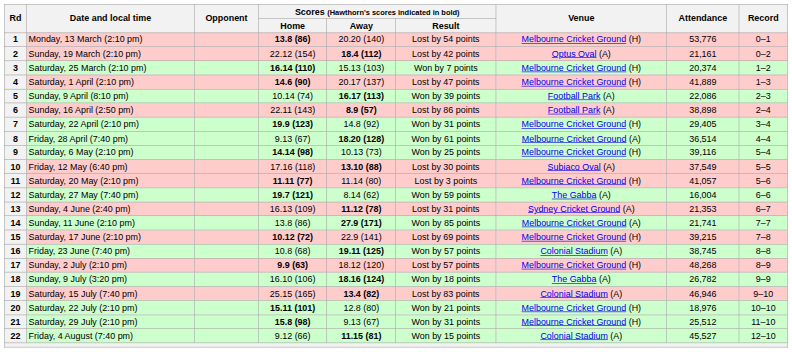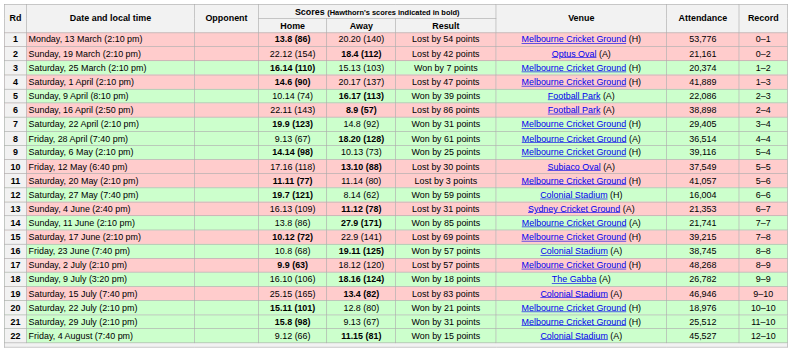(581, 195) The Gabba (A) -> (581, 195) Colonial Stadium (H)
